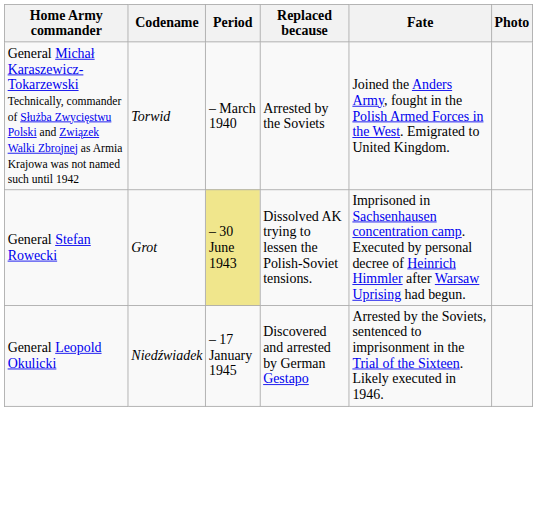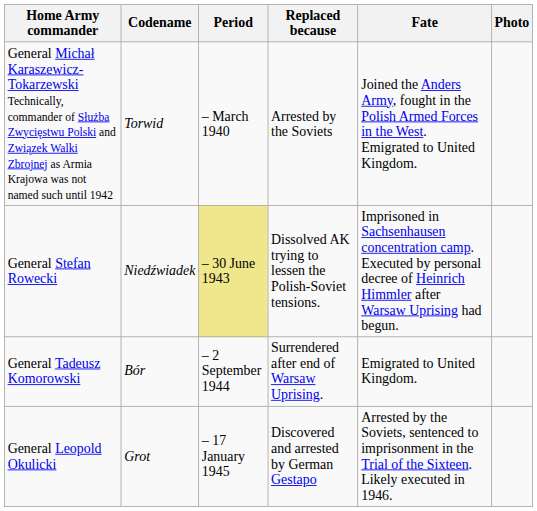(144, 247) Grot -> (160, 271) Niedźwiadek
+ row: (54, 371)
(167, 355) Niedźwiadek -> (137, 456) Grot
